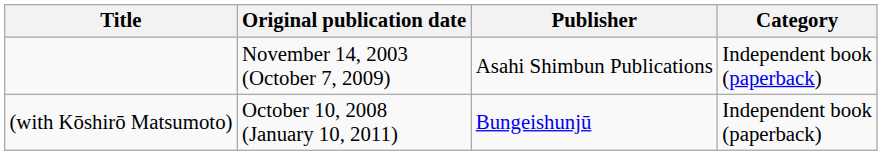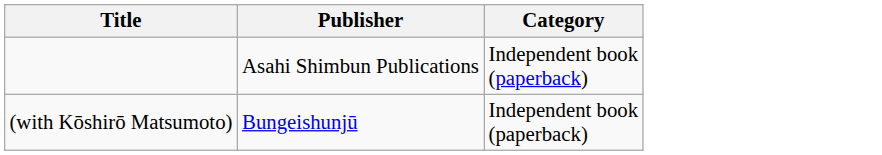- column: (354, 20)
